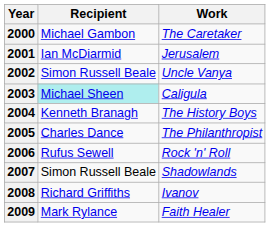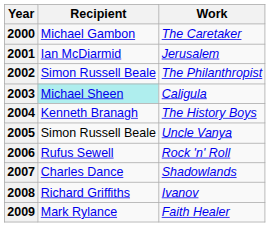(197, 73) Uncle Vanya -> (212, 73) The Philanthropist
(82, 133) Charles Dance -> (98, 133) Simon Russell Beale
(212, 133) The Philanthropist -> (197, 133) Uncle Vanya
(98, 172) Simon Russell Beale -> (82, 172) Charles Dance
